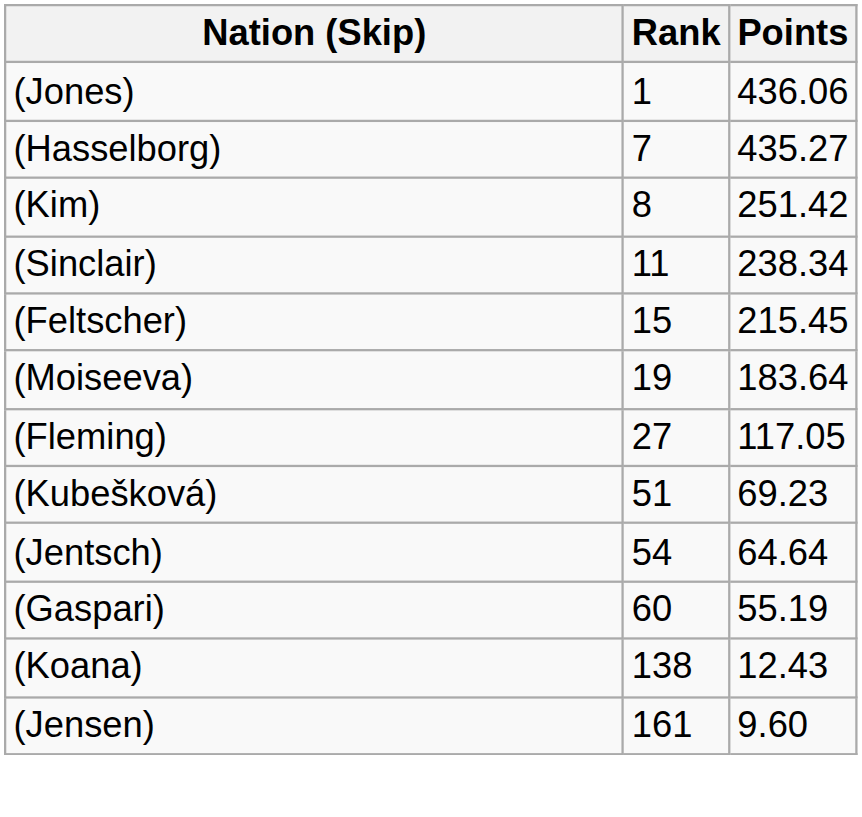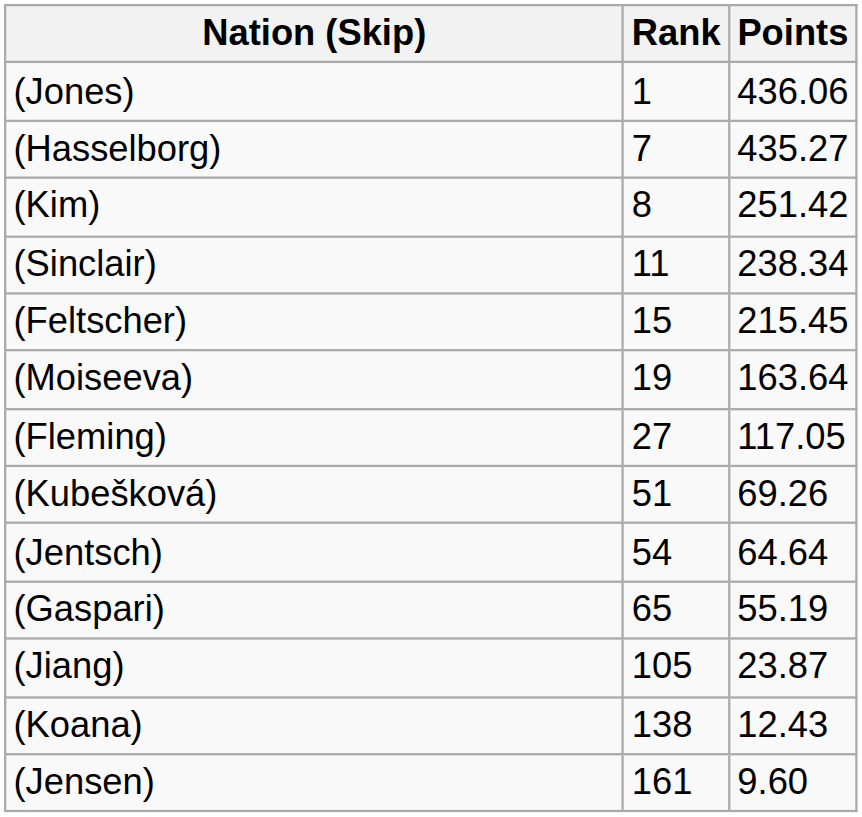(793, 378) 183.64 -> (793, 378) 163.64
(783, 494) 69.23 -> (783, 494) 69.26
(652, 609) 60 -> (652, 609) 65
+ row: (69, 666)
